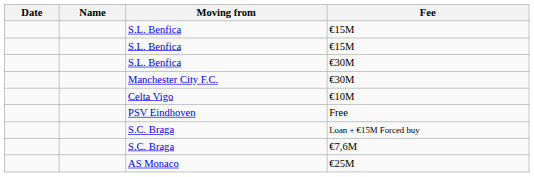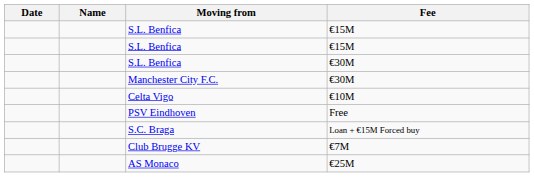+ row: (164, 146)
- row: (151, 146)
